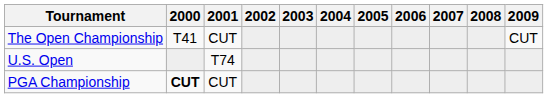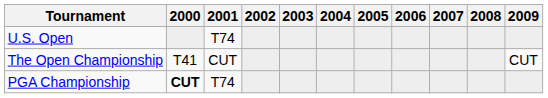rows swapped: (40, 60) <-> (85, 38)
(223, 82) CUT -> (223, 82) T74
